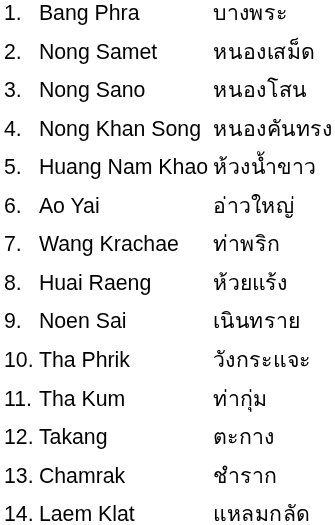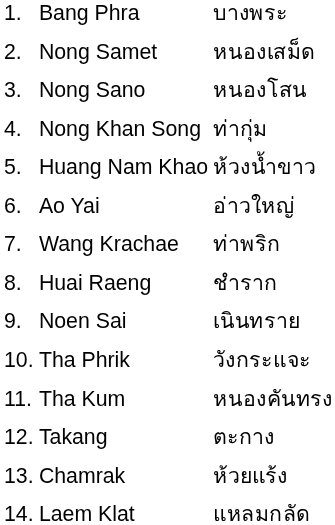(273, 128) หนองคันทรง -> (241, 128) ท่ากุ่ม
(251, 283) ห้วยแร้ง -> (245, 283) ชำราก
(241, 398) ท่ากุ่ม -> (273, 398) หนองคันทรง
(245, 475) ชำราก -> (251, 475) ห้วยแร้ง
